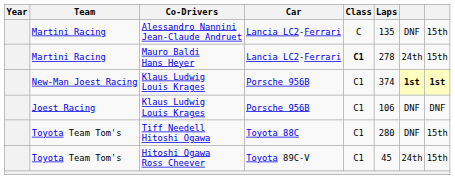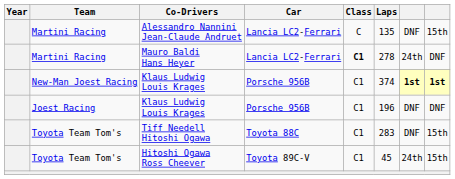(437, 57) 15th -> (437, 57) DNF
(387, 107) 106 -> (387, 107) 196
(387, 132) 280 -> (387, 132) 283
